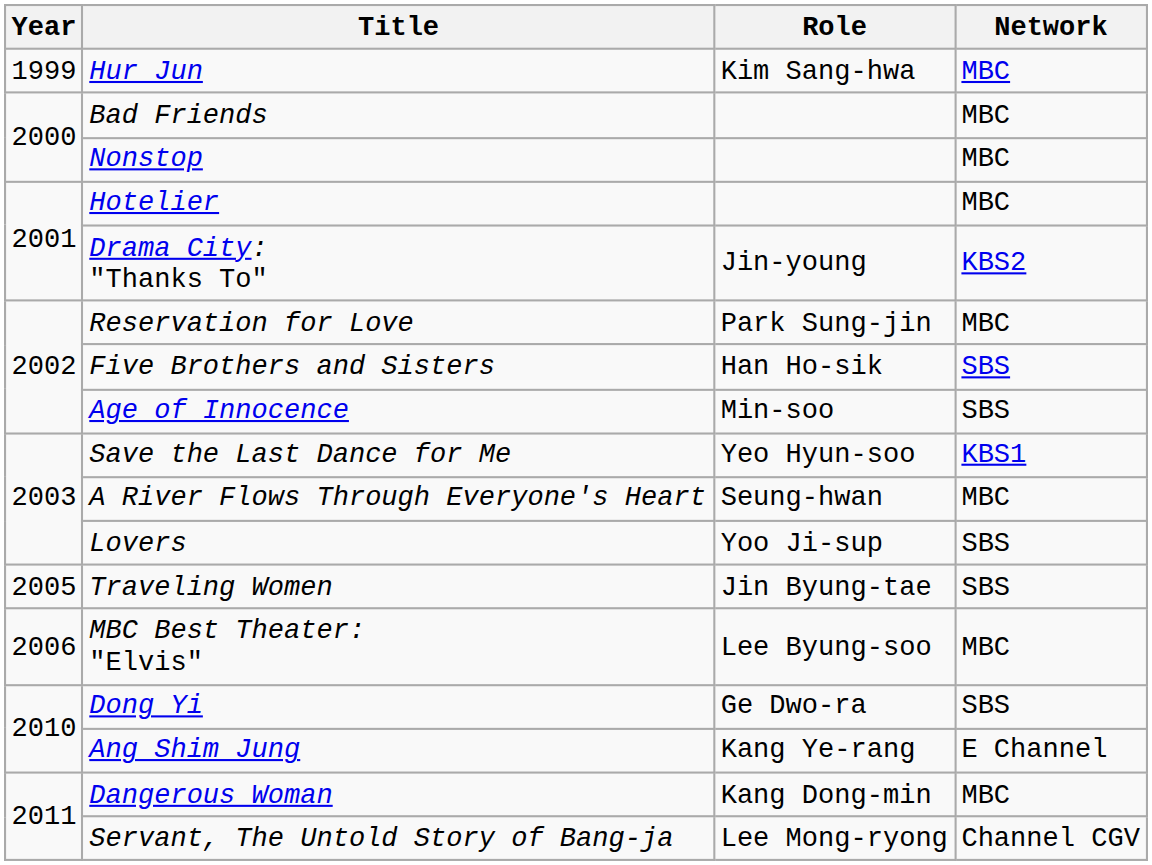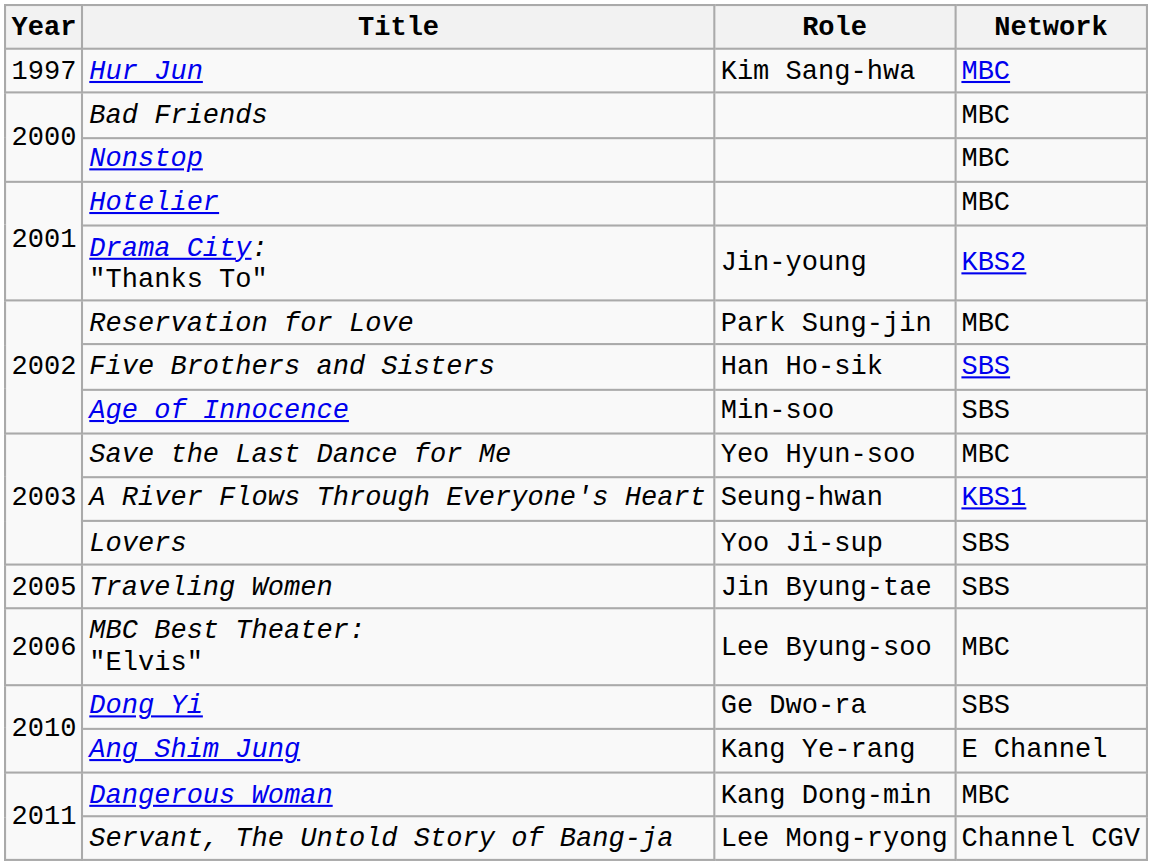(44, 71) 1999 -> (44, 71) 1997
(994, 455) KBS1 -> (986, 455) MBC
(986, 499) MBC -> (994, 499) KBS1
